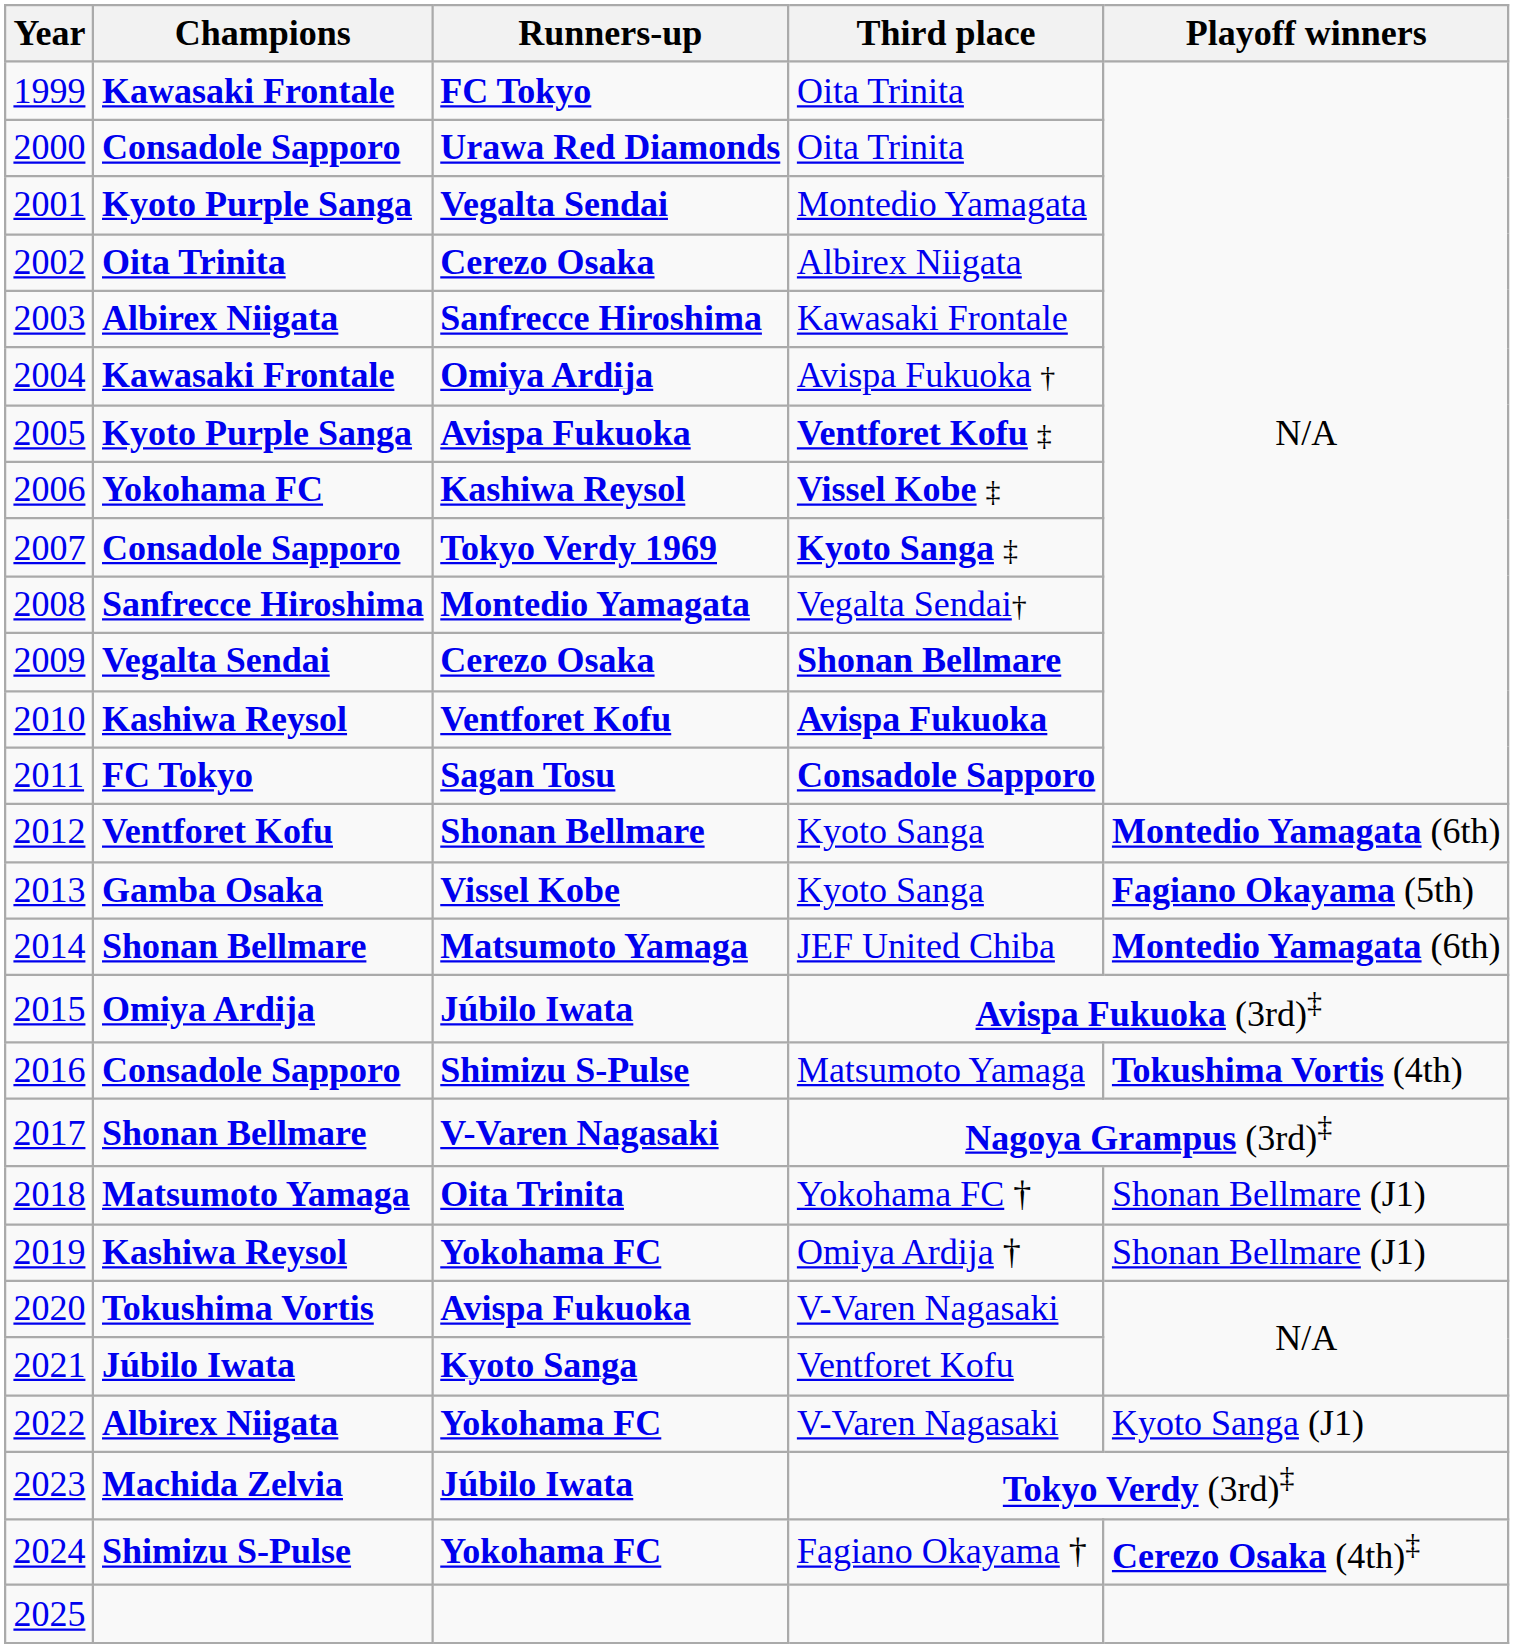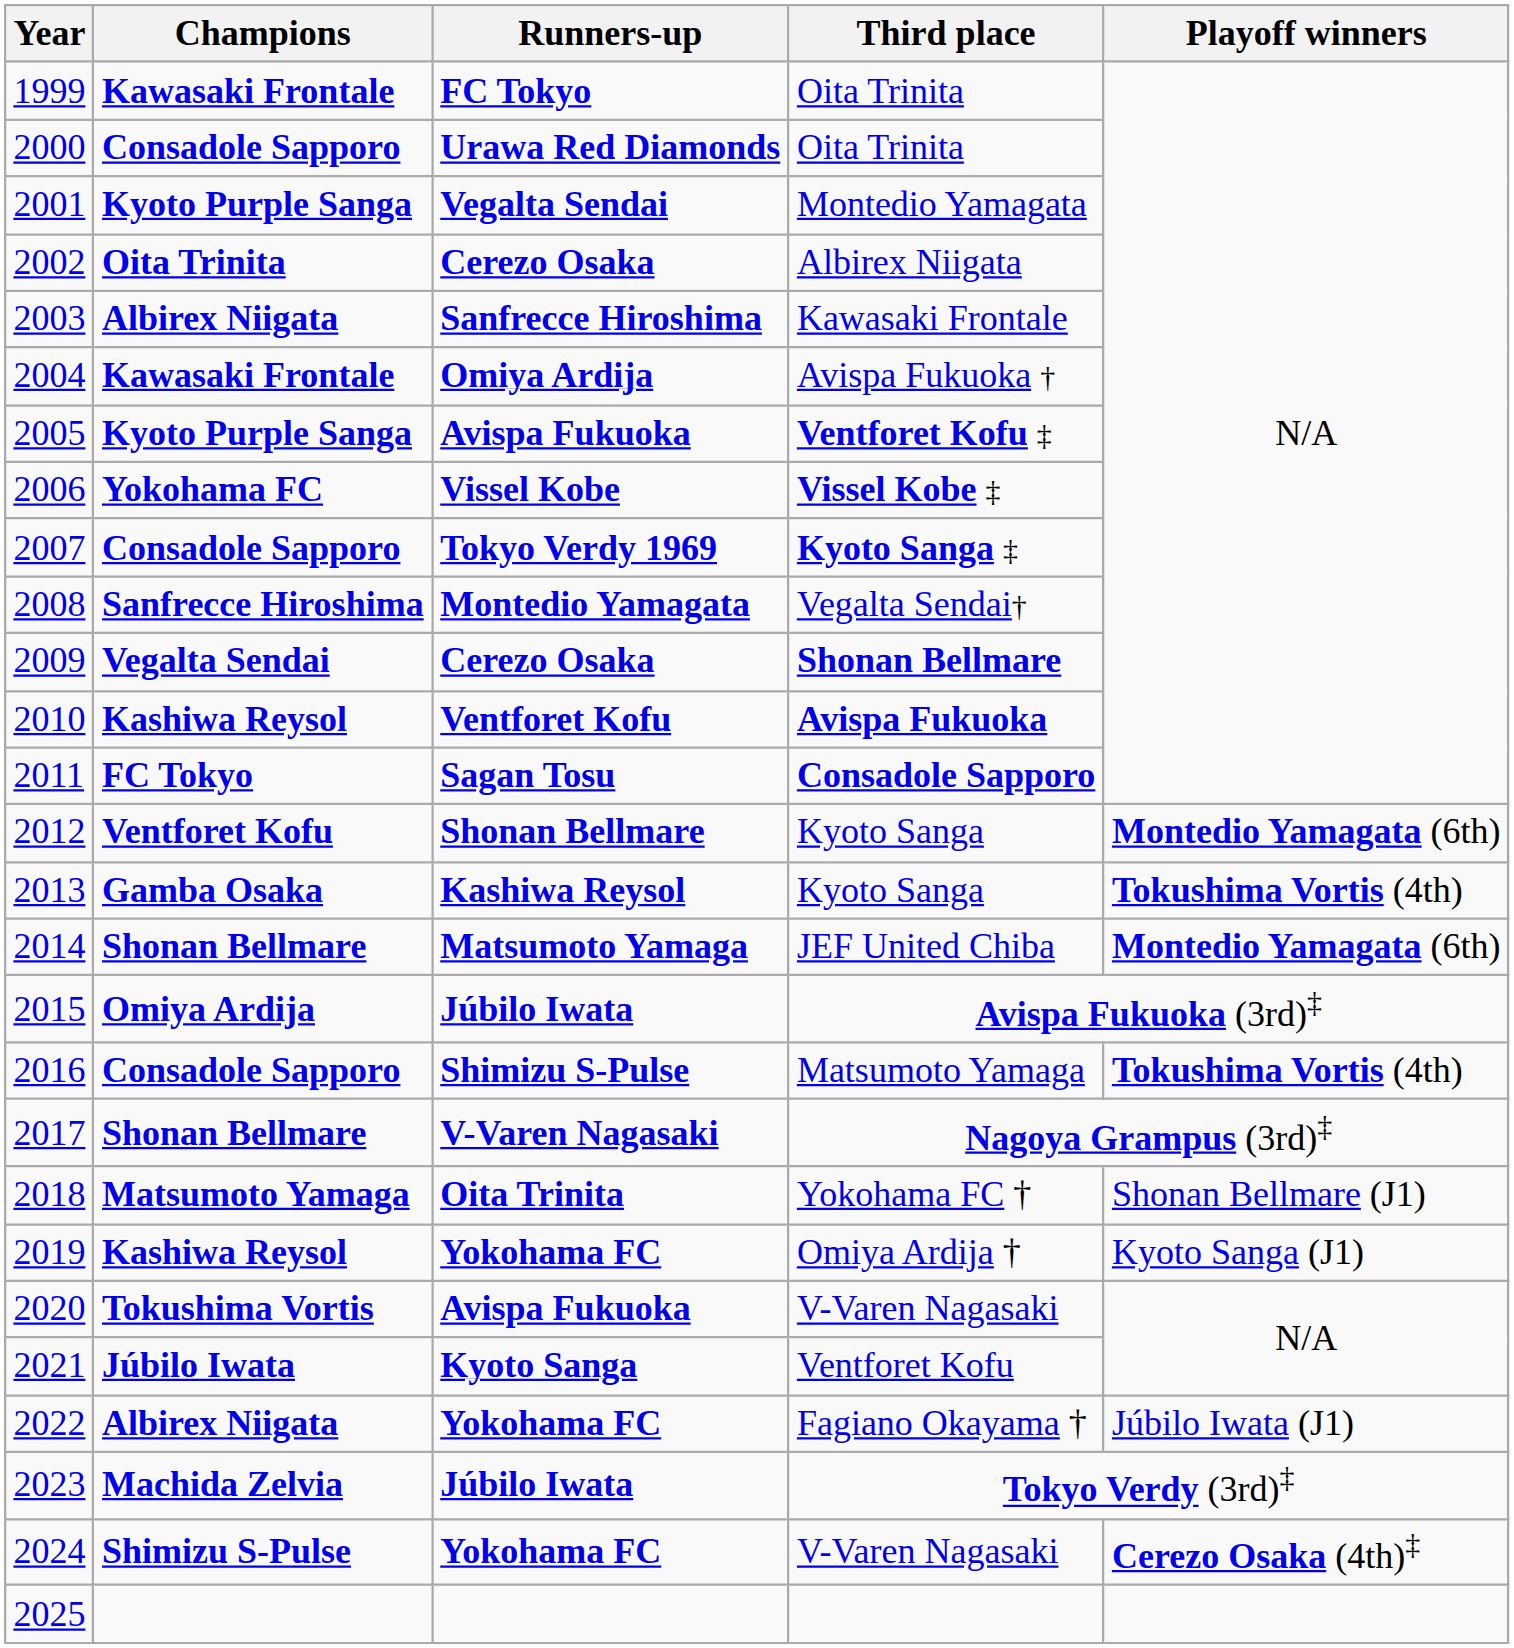(563, 489) Kashiwa Reysol -> (530, 489) Vissel Kobe
(530, 889) Vissel Kobe -> (563, 889) Kashiwa Reysol
(1293, 889) Fagiano Okayama (5th) -> (1287, 889) Tokushima Vortis (4th)
(1269, 1251) Shonan Bellmare (J1) -> (1238, 1251) Kyoto Sanga (J1)
(928, 1422) V-Varen Nagasaki -> (942, 1422) Fagiano Okayama †
(1238, 1422) Kyoto Sanga (J1) -> (1233, 1422) Júbilo Iwata (J1)
(942, 1551) Fagiano Okayama † -> (928, 1551) V-Varen Nagasaki
